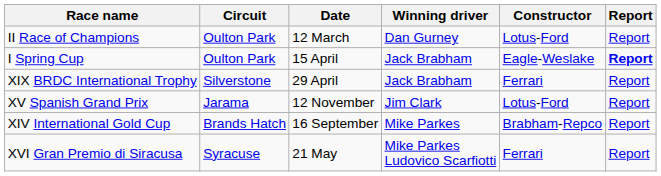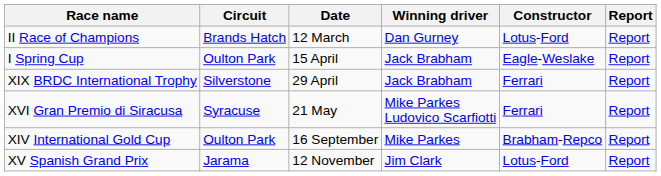(239, 37) Oulton Park -> (245, 37) Brands Hatch
(631, 59) bold -> (629, 59) normal
rows swapped: (95, 153) <-> (78, 102)
(245, 124) Brands Hatch -> (239, 139) Oulton Park
